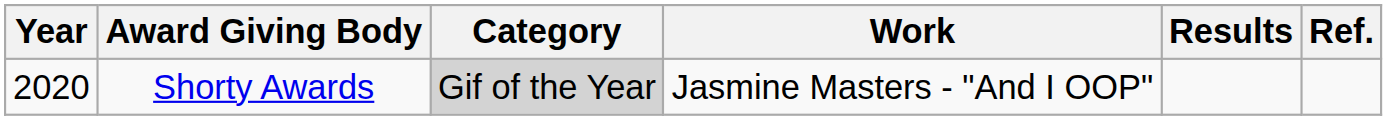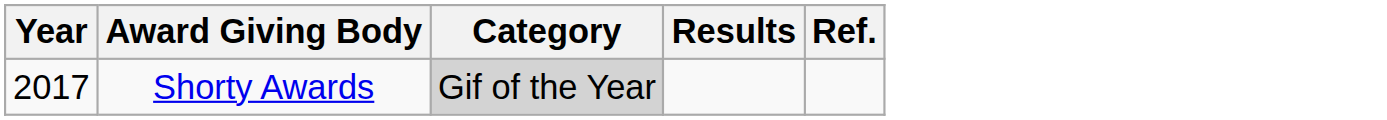- column: (912, 31)
(51, 86) 2020 -> (51, 86) 2017
